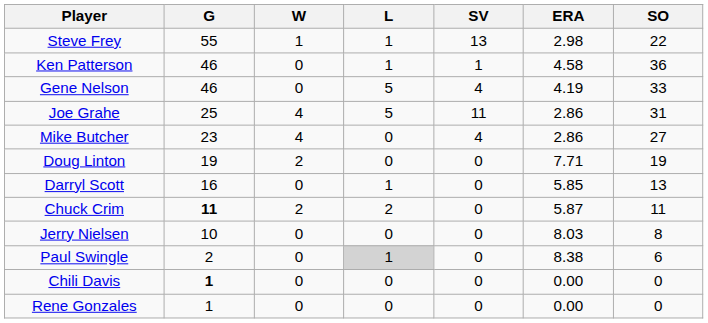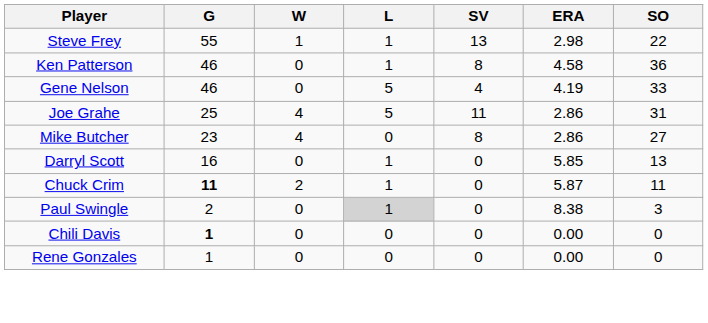(479, 64) 1 -> (479, 64) 8
(479, 137) 4 -> (479, 137) 8
- row: (84, 161)
(389, 209) 2 -> (389, 185) 1
- row: (84, 233)
(658, 257) 6 -> (658, 209) 3
